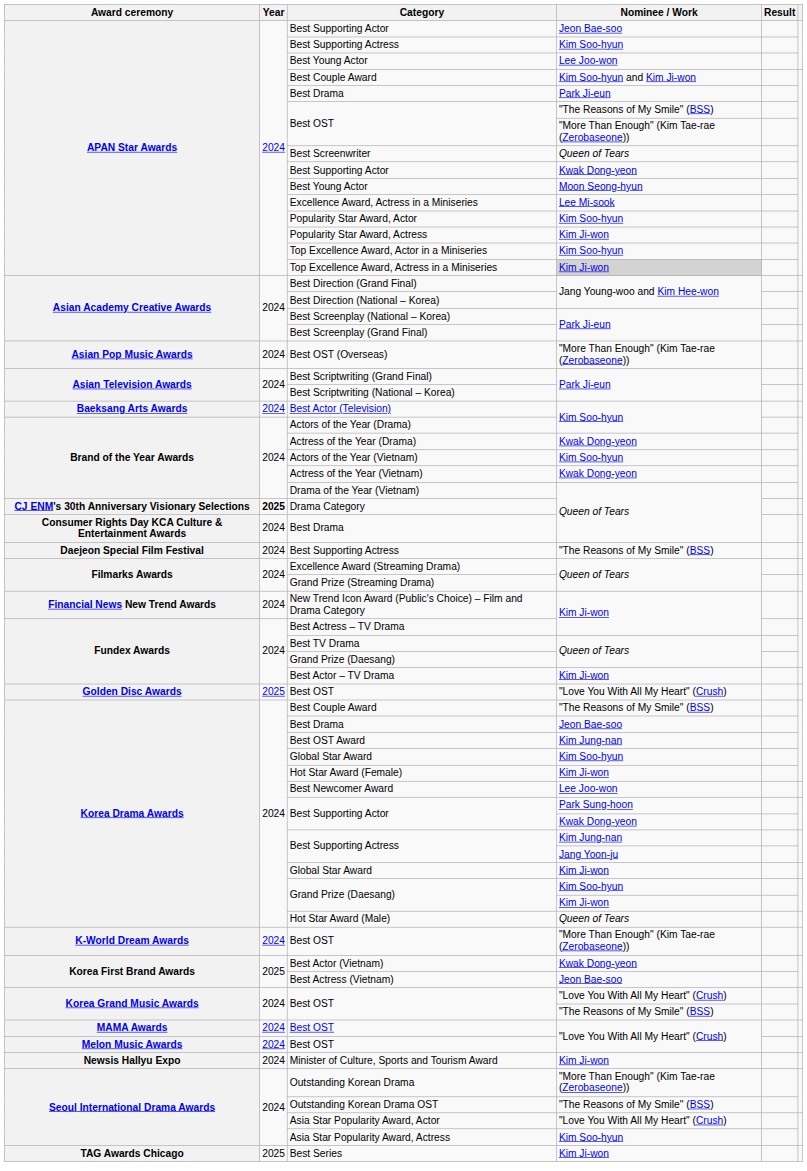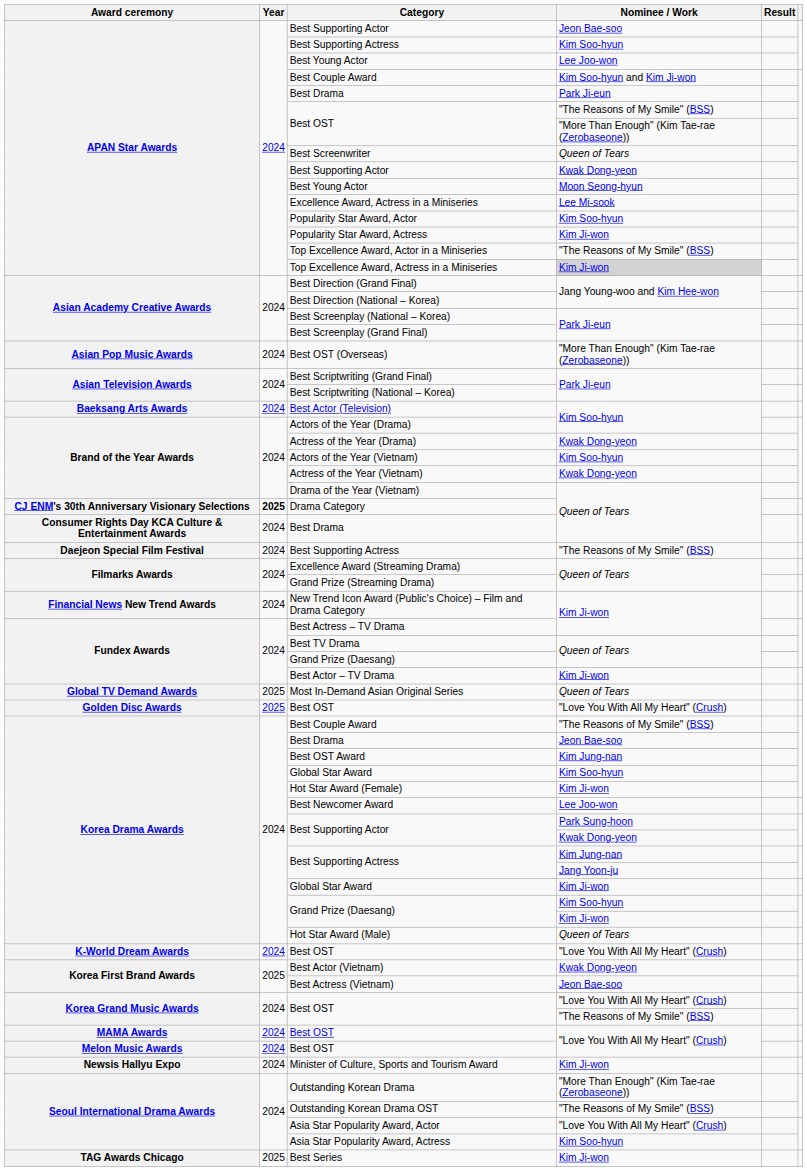(591, 251) Kim Soo-hyun -> (636, 251) "The Reasons of My Smile" (BSS)
+ row: (132, 692)
(637, 941) "More Than Enough" (Kim Tae-rae (Zerobaseone)) -> (643, 951) "Love You With All My Heart" (Crush)
